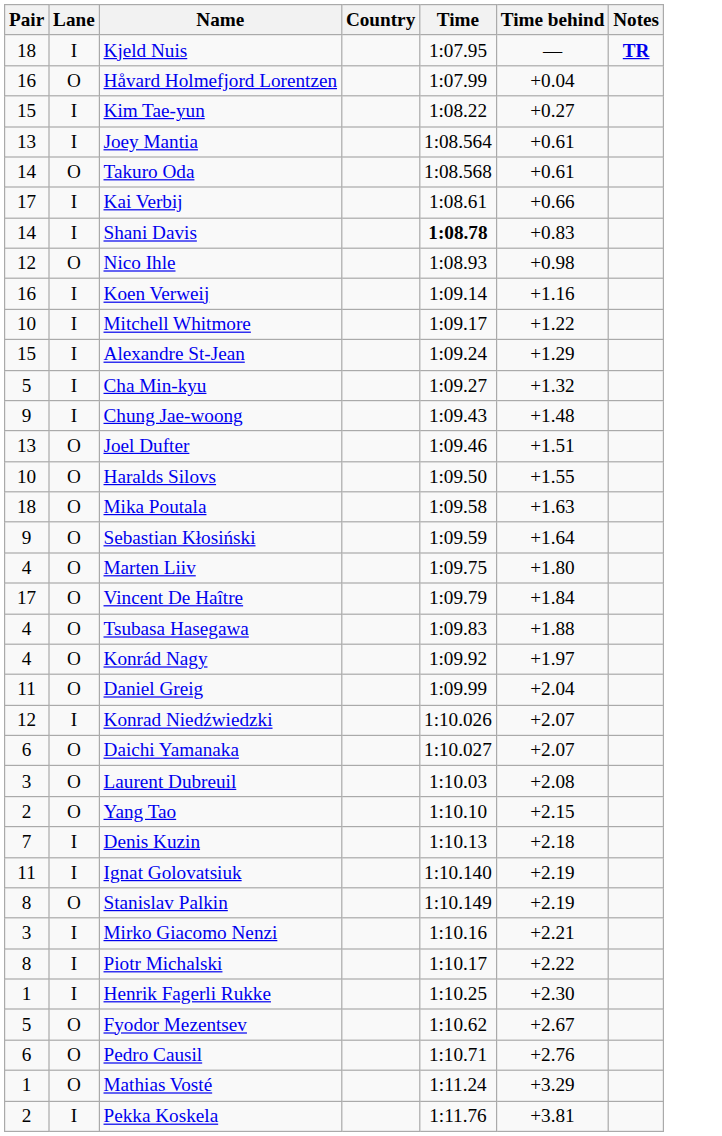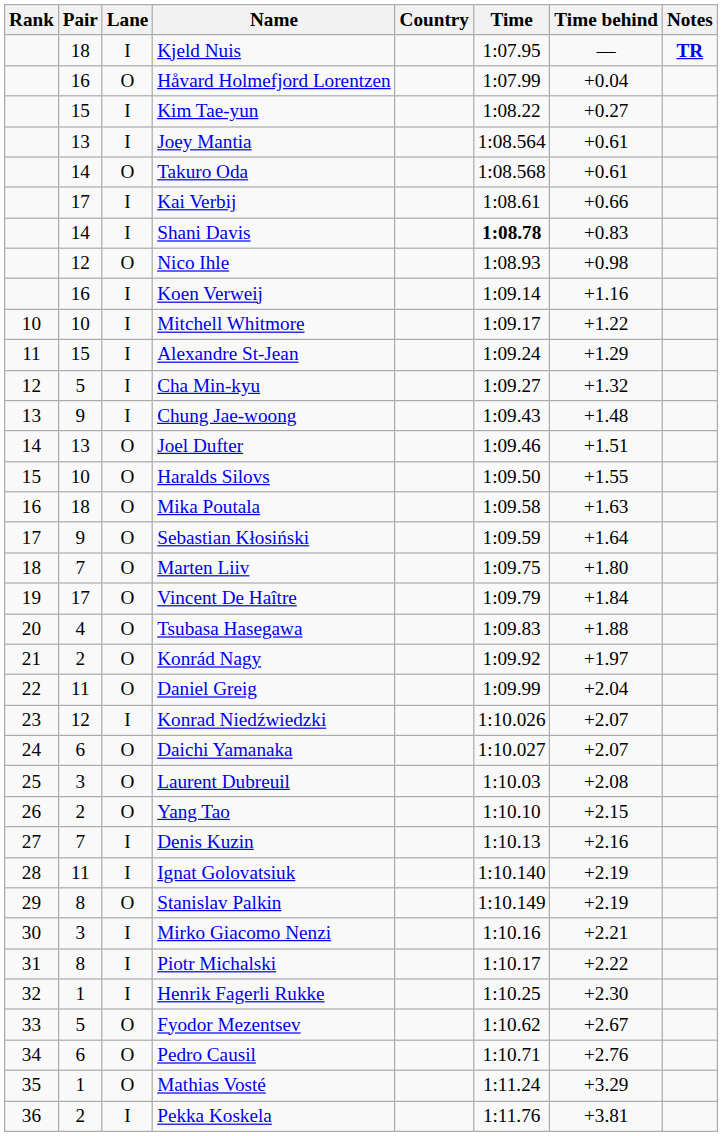+ column: (31, 19)
(27, 567) 4 -> (80, 567) 7
(27, 659) 4 -> (80, 659) 2
(553, 841) +2.18 -> (606, 841) +2.16
